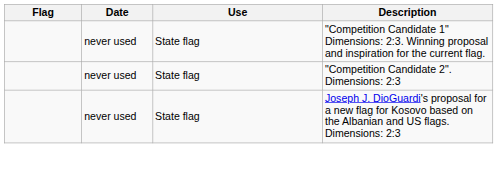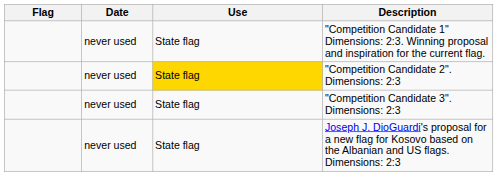(177, 76) no background -> (177, 76) gold background
+ row: (388, 104)
